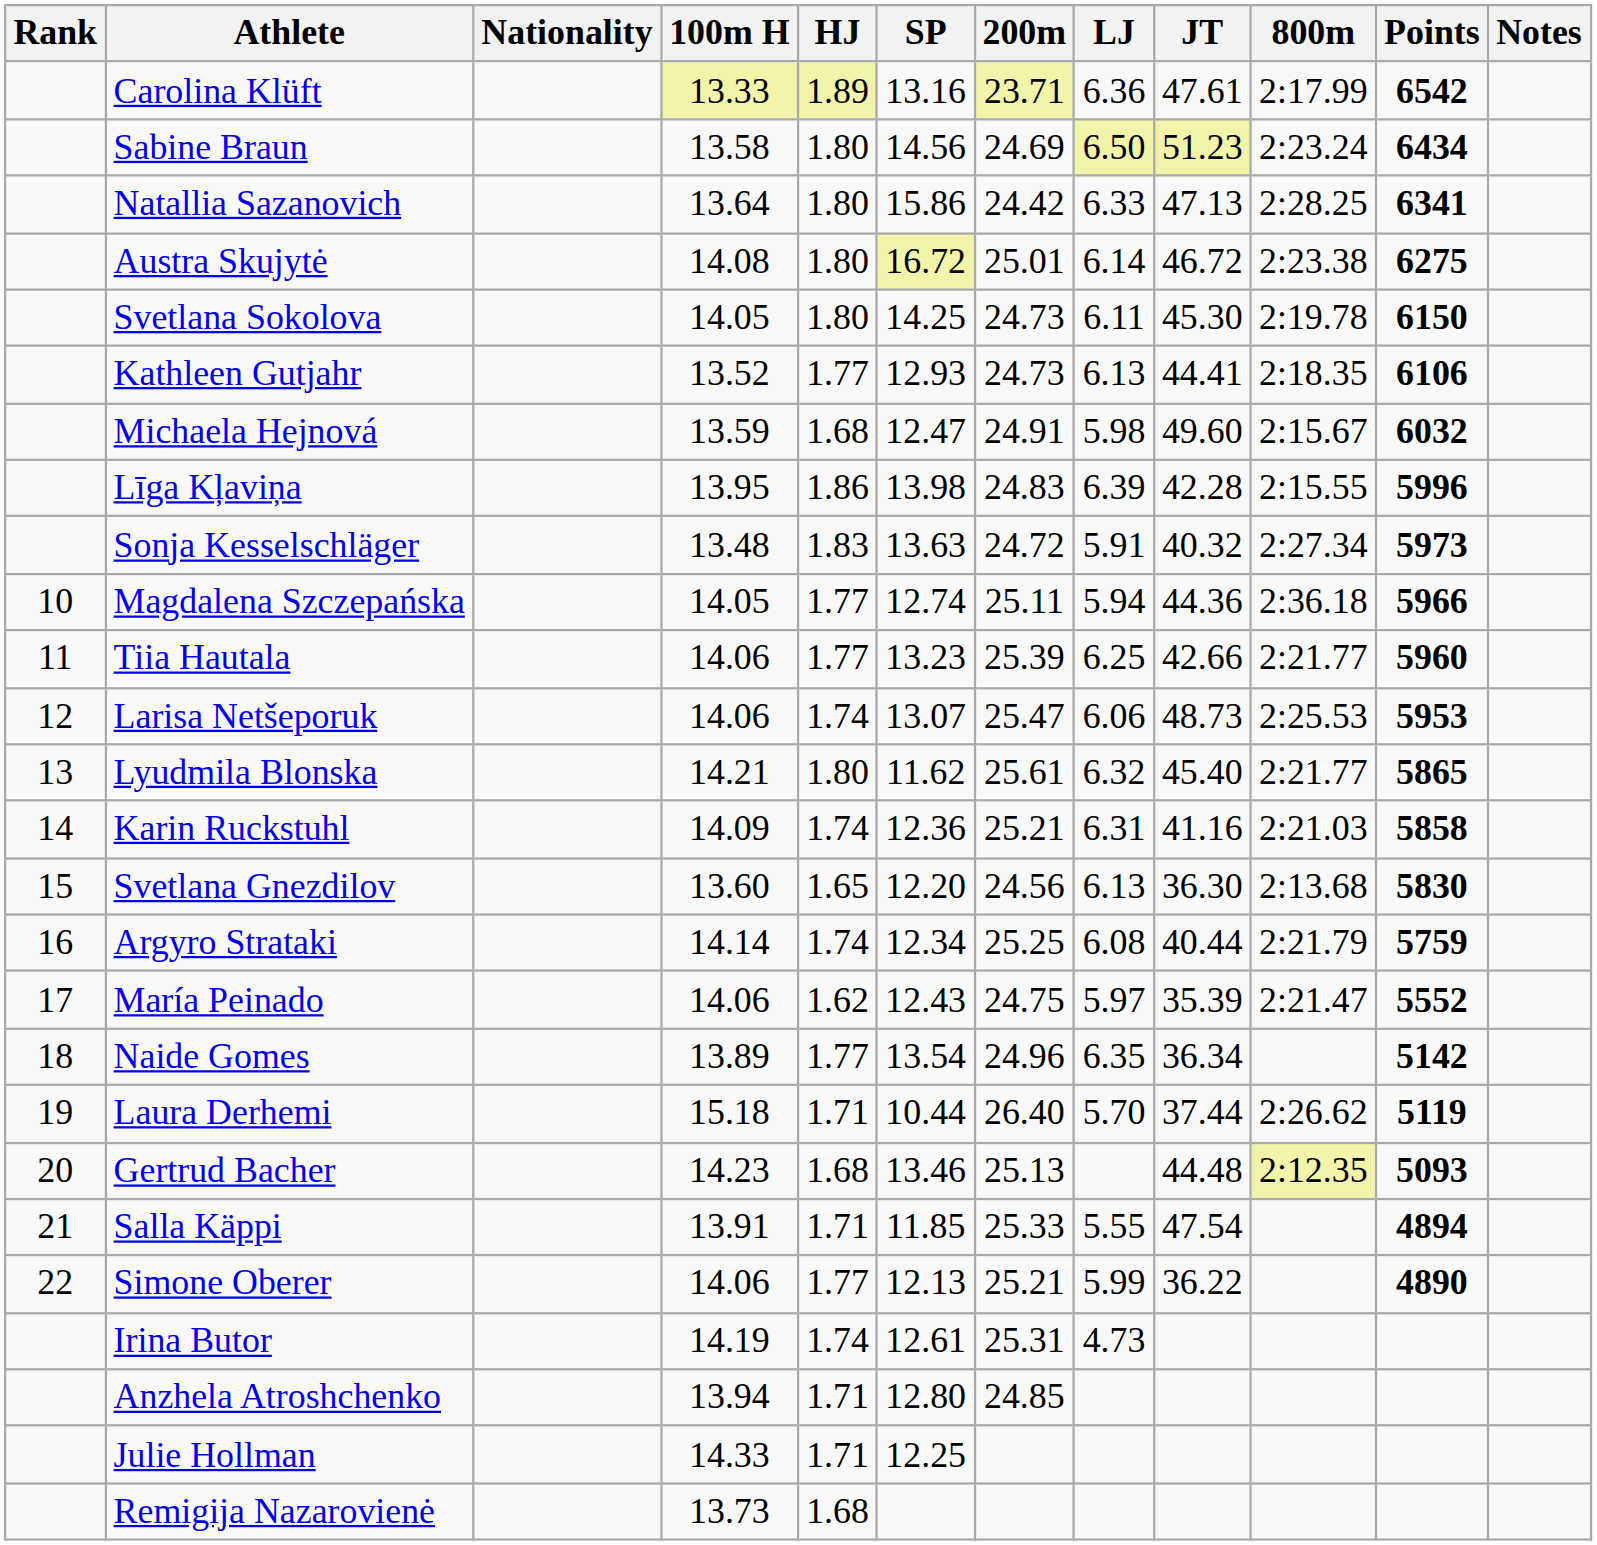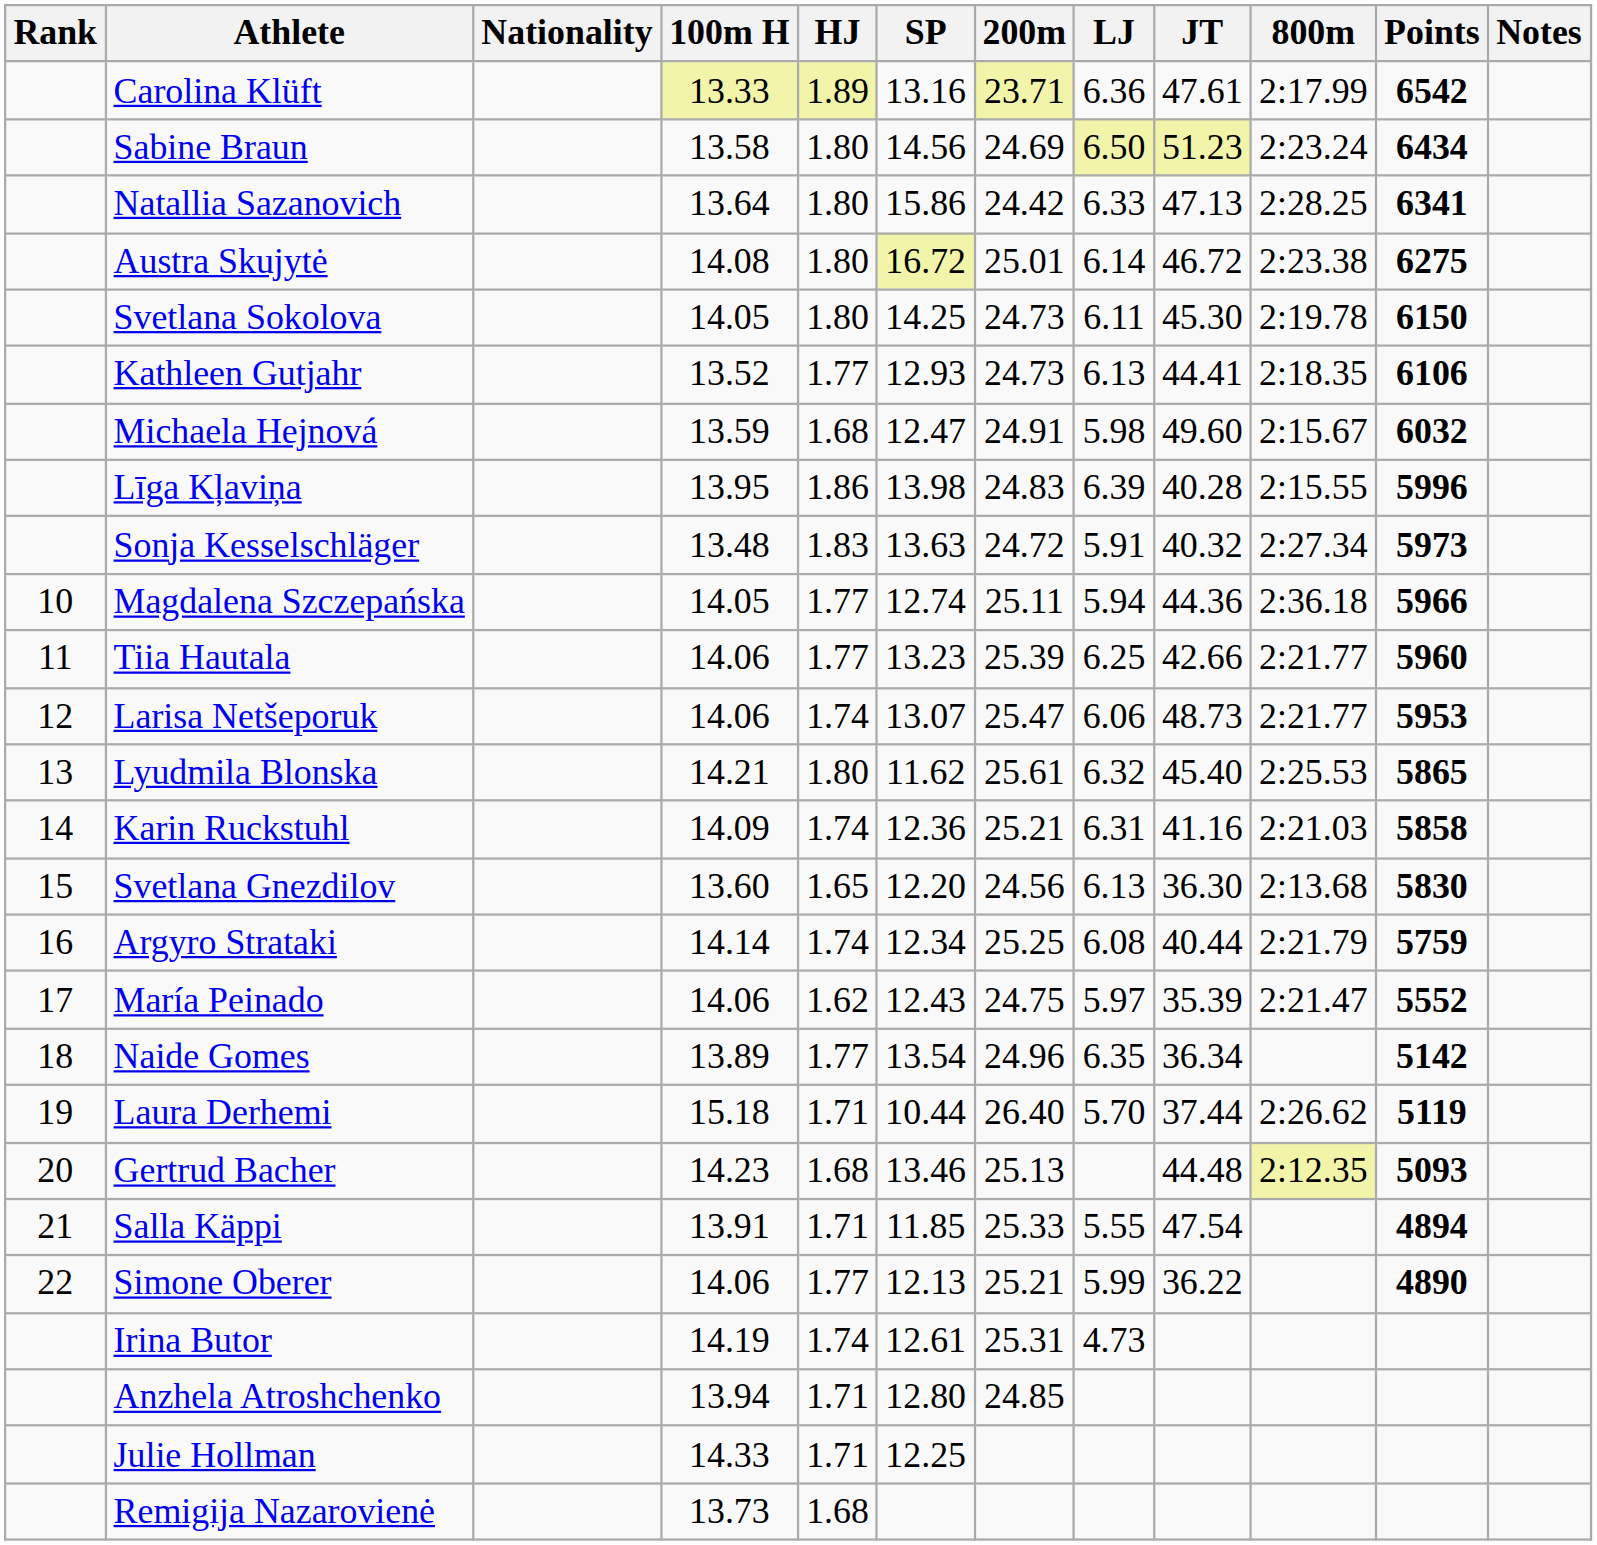(1202, 487) 42.28 -> (1202, 487) 40.28
(1313, 714) 2:25.53 -> (1313, 714) 2:21.77
(1313, 771) 2:21.77 -> (1313, 771) 2:25.53
